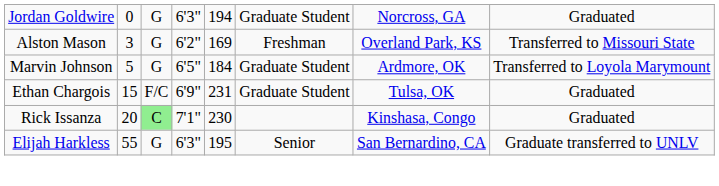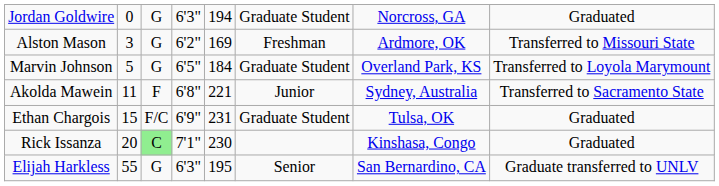(421, 42) Overland Park, KS -> (421, 42) Ardmore, OK
(421, 67) Ardmore, OK -> (421, 67) Overland Park, KS
+ row: (61, 92)
